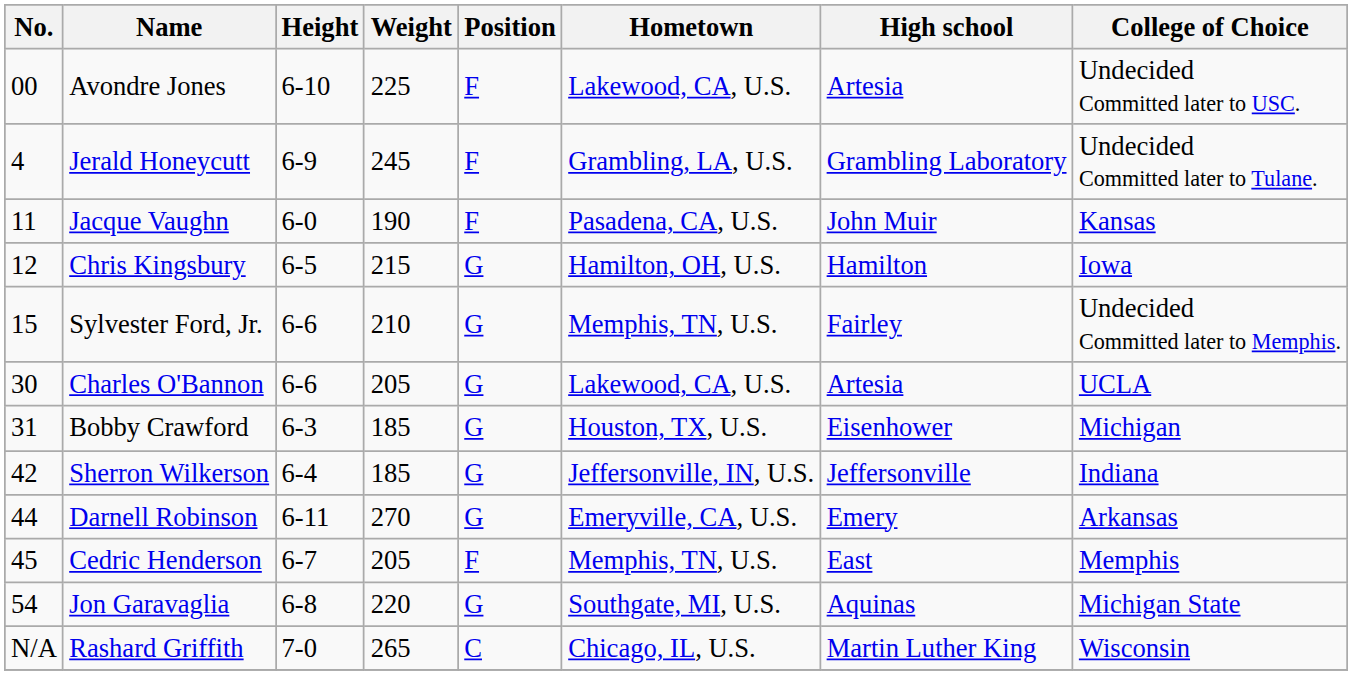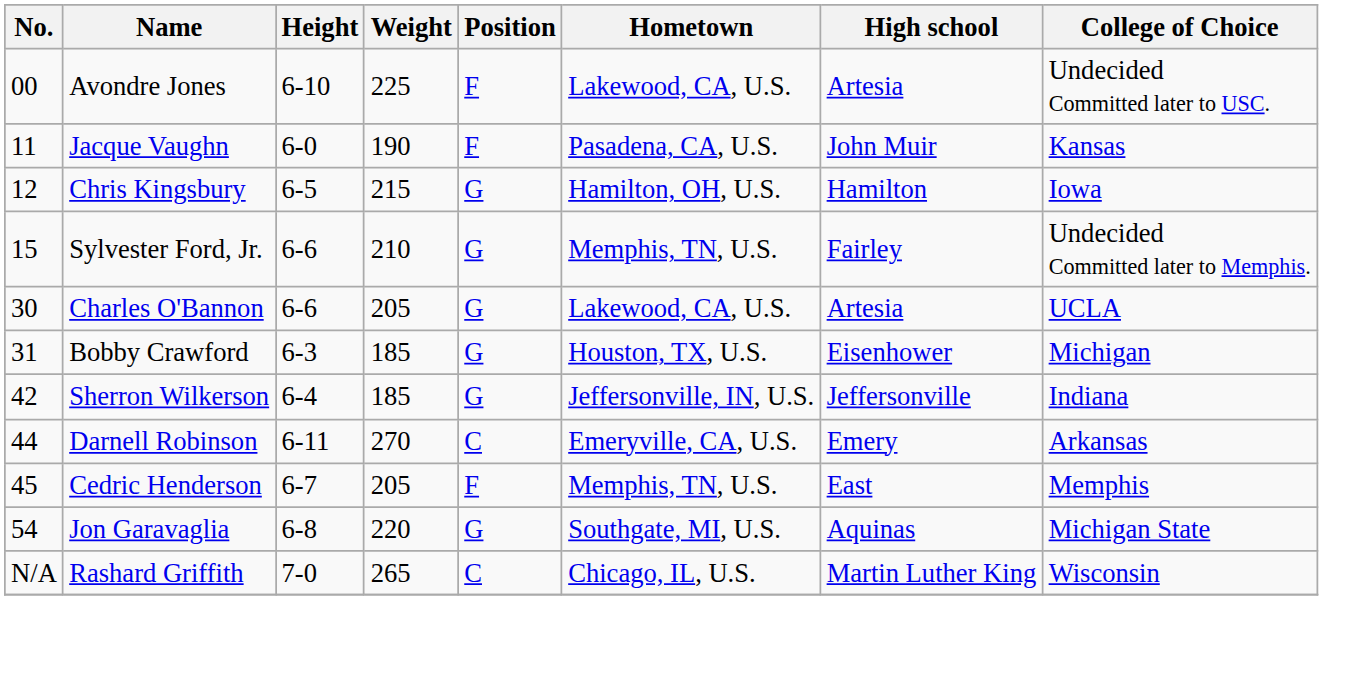- row: (160, 161)
(474, 515) G -> (473, 440) C
